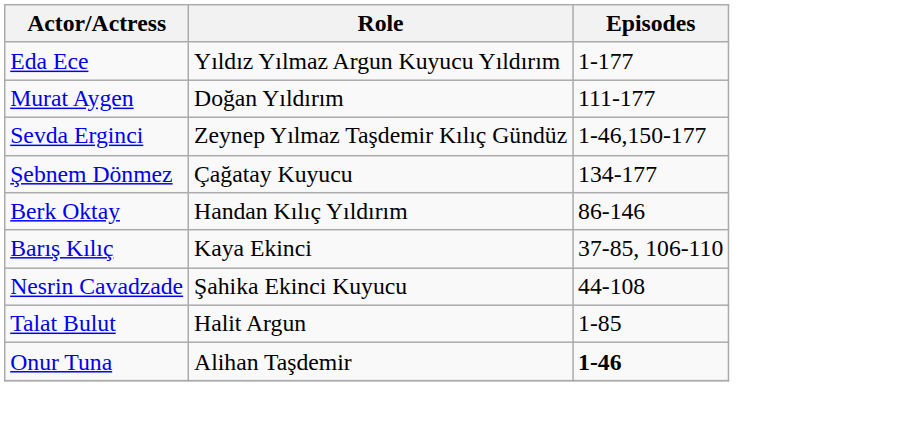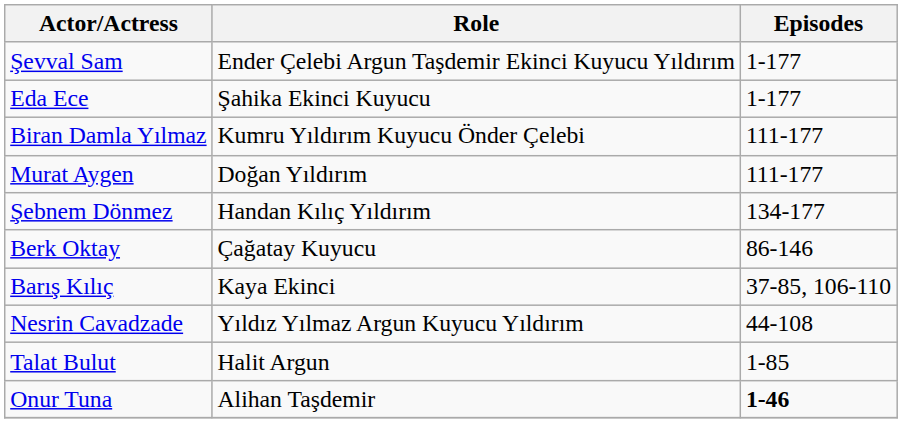+ row: (66, 60)
(377, 60) Yıldız Yılmaz Argun Kuyucu Yıldırım -> (324, 98) Şahika Ekinci Kuyucu
+ row: (108, 135)
- row: (77, 135)
(273, 173) Çağatay Kuyucu -> (324, 211) Handan Kılıç Yıldırım
(301, 211) Handan Kılıç Yıldırım -> (297, 248) Çağatay Kuyucu
(301, 286) Şahika Ekinci Kuyucu -> (401, 323) Yıldız Yılmaz Argun Kuyucu Yıldırım
